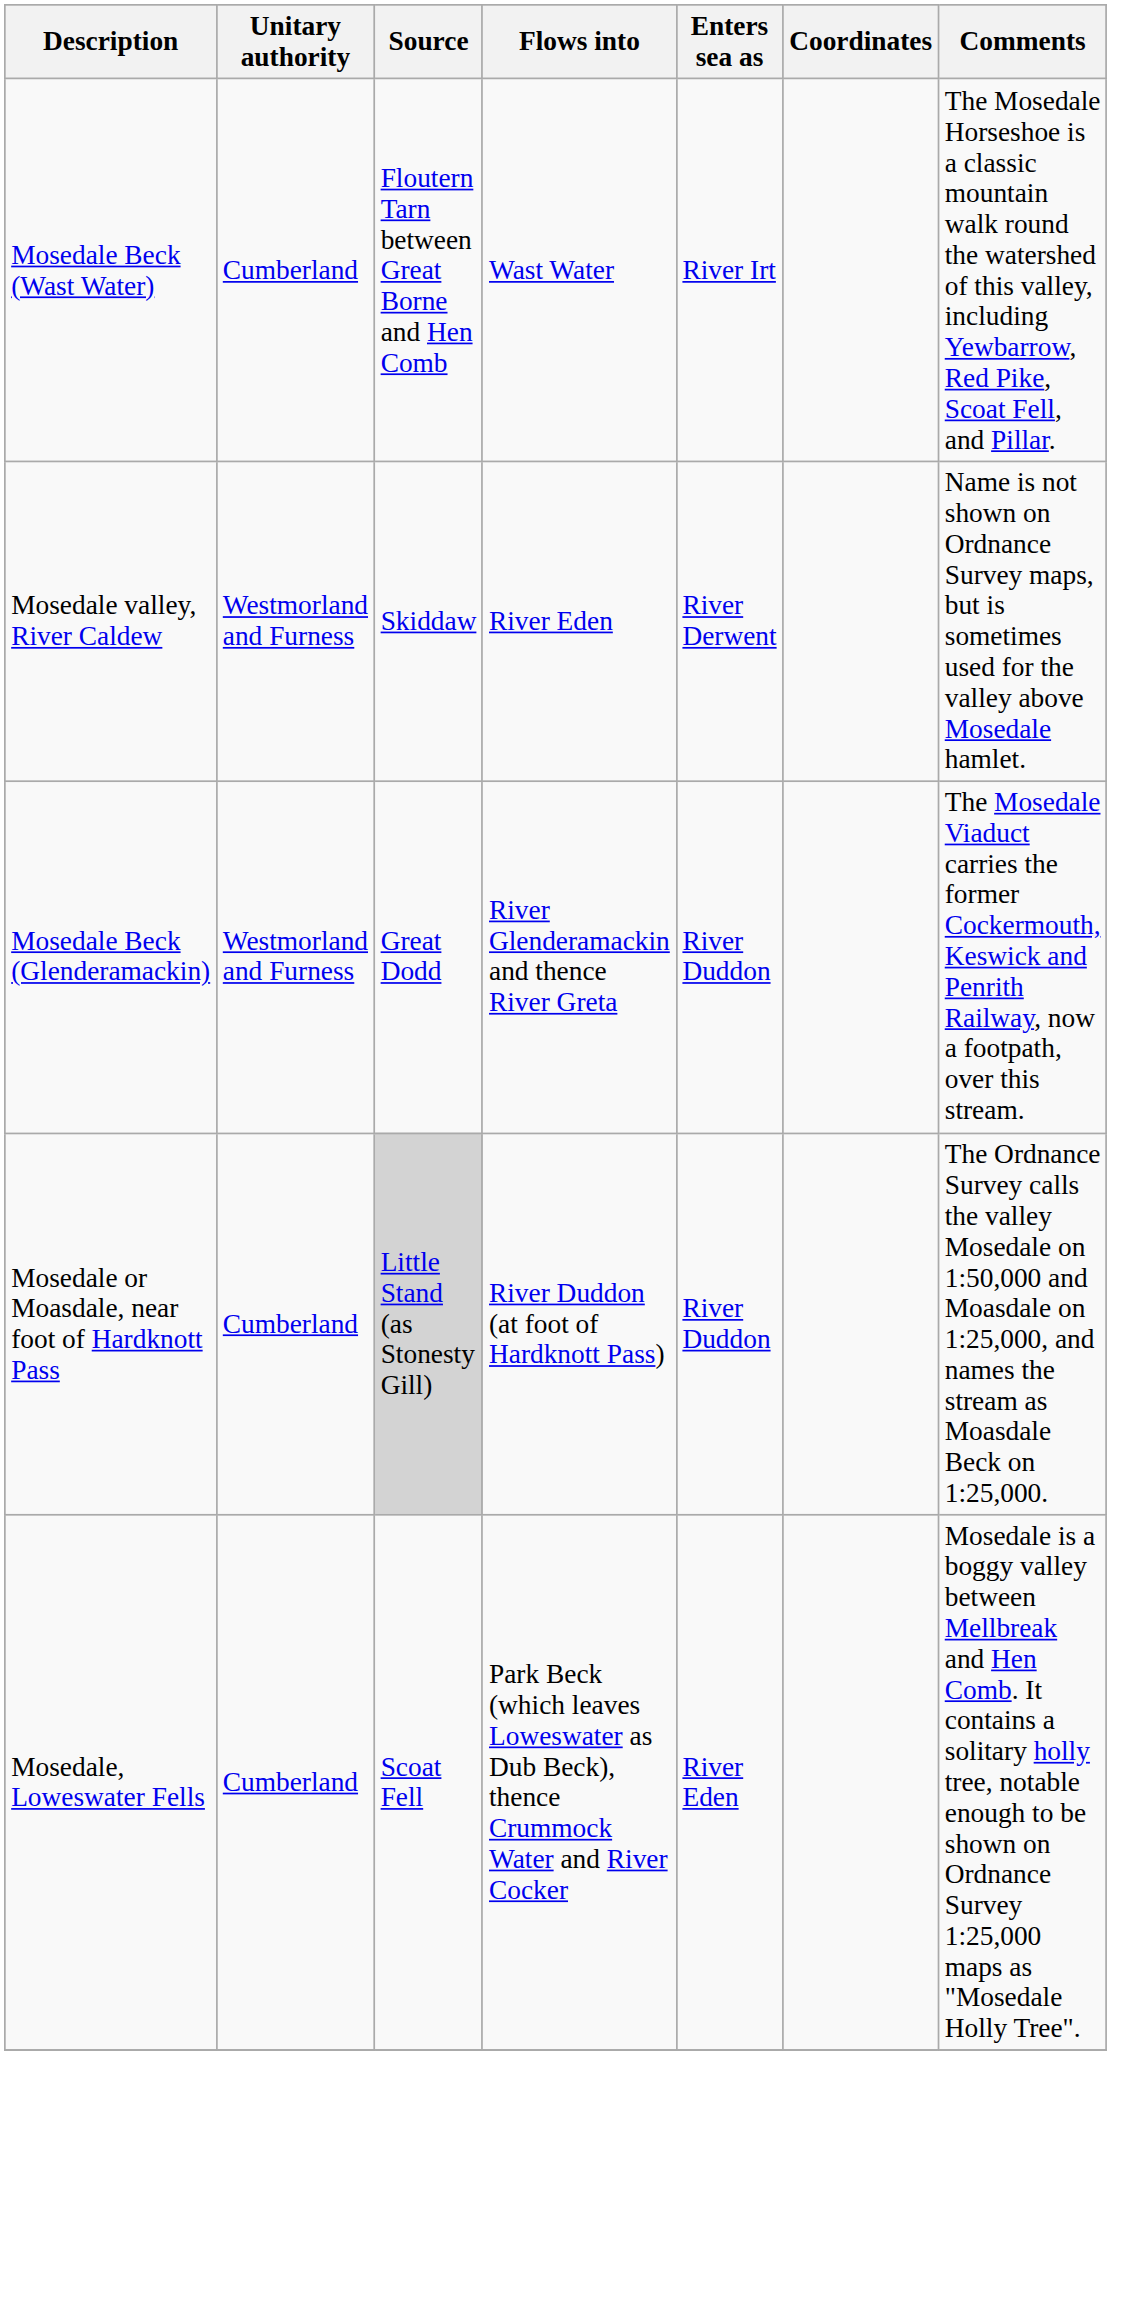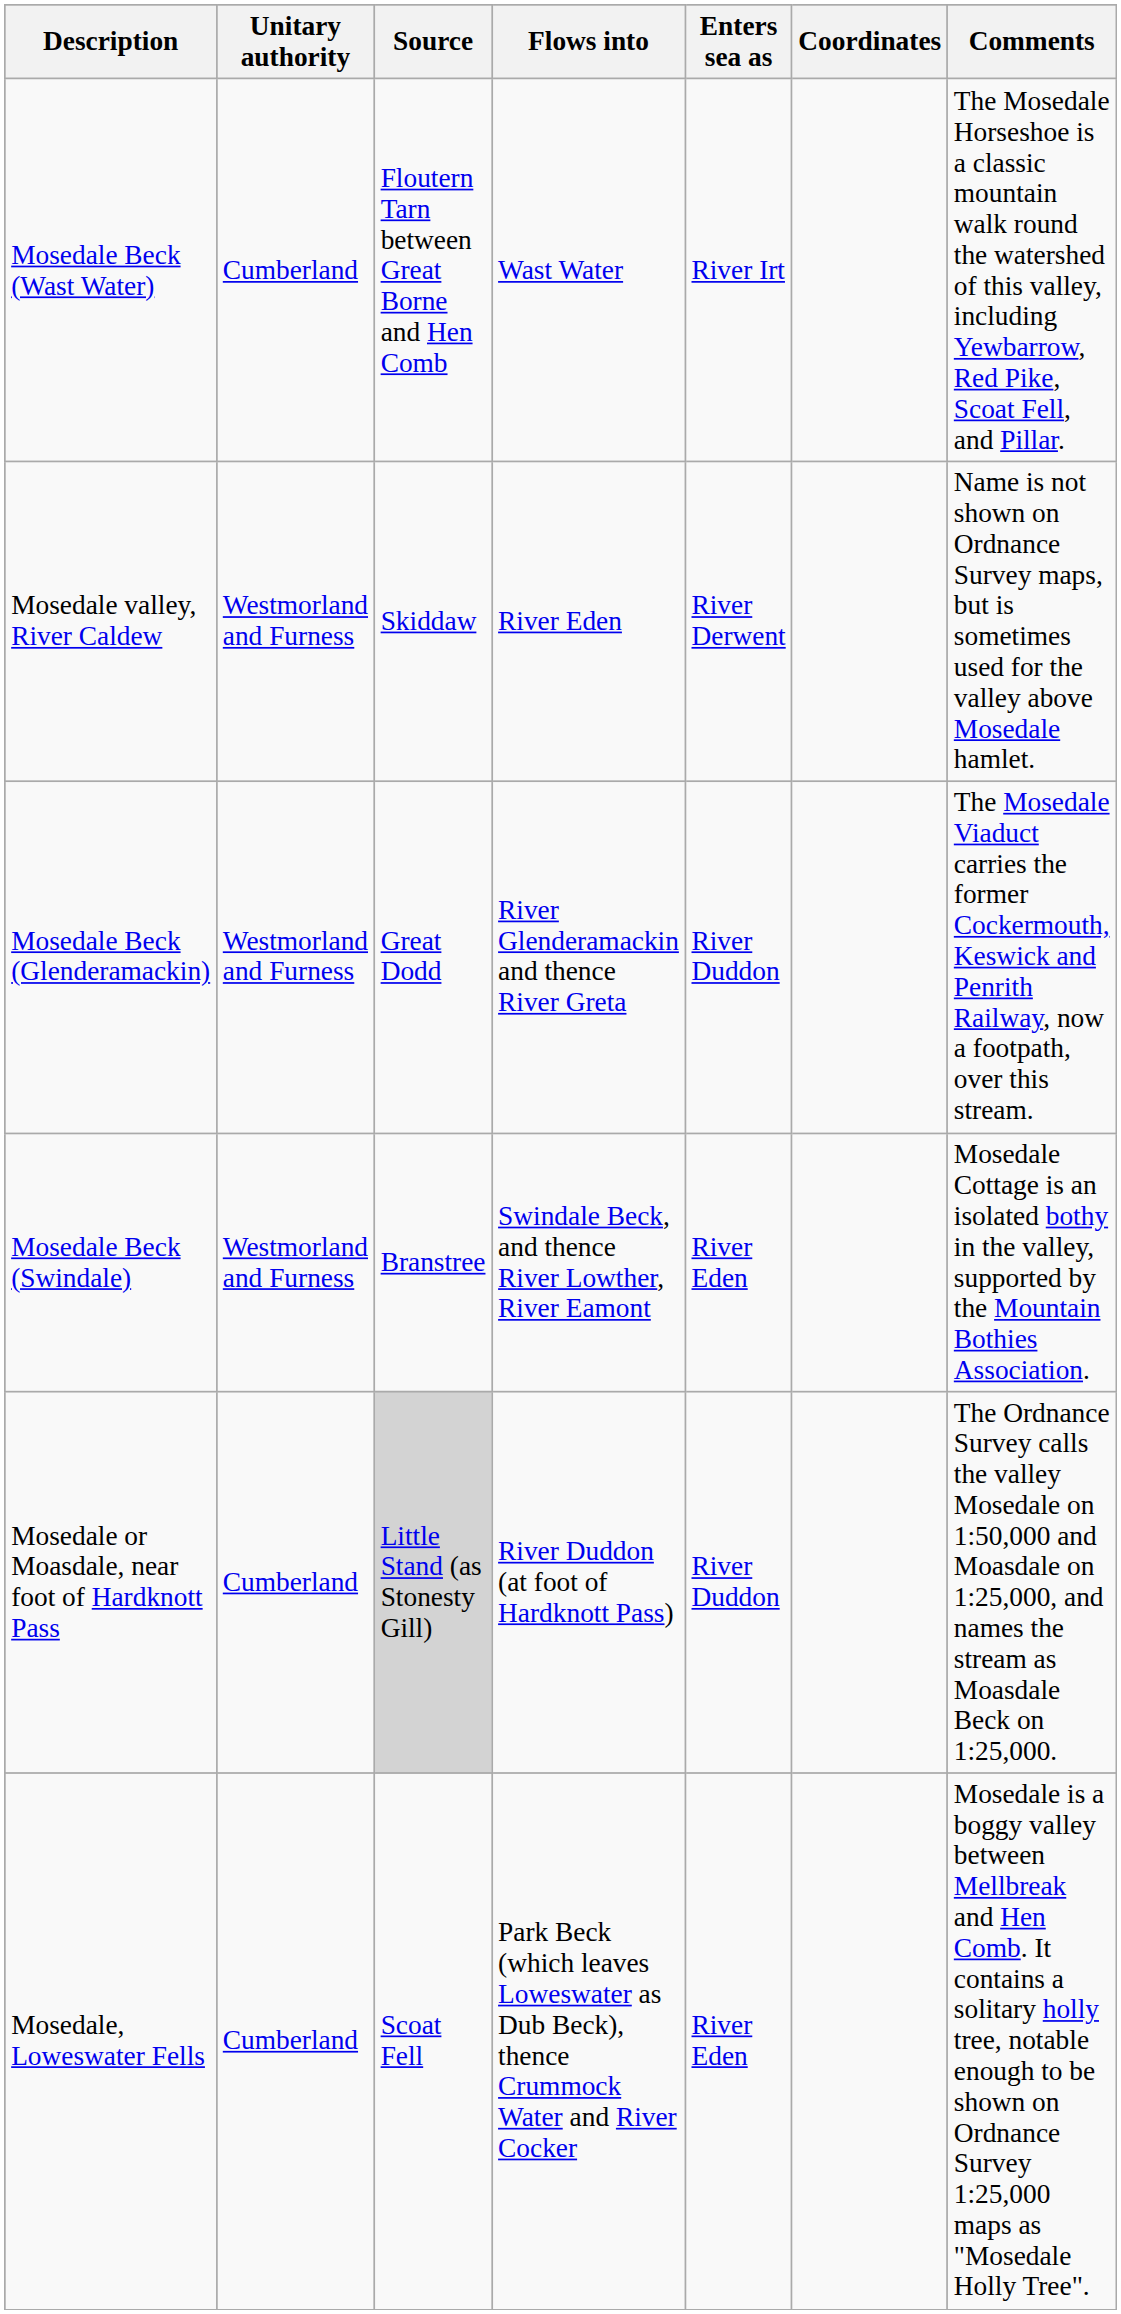+ row: (96, 1261)
